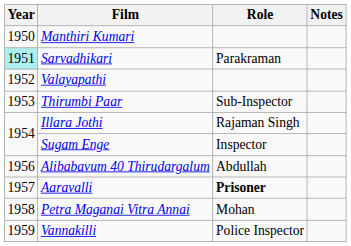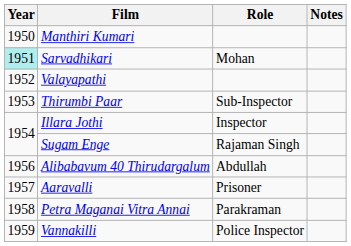(249, 58) Parakraman -> (235, 58) Mohan
(258, 123) Rajaman Singh -> (241, 123) Inspector
(241, 144) Inspector -> (258, 144) Rajaman Singh
(241, 187) bold -> (239, 187) normal
(235, 209) Mohan -> (249, 209) Parakraman
